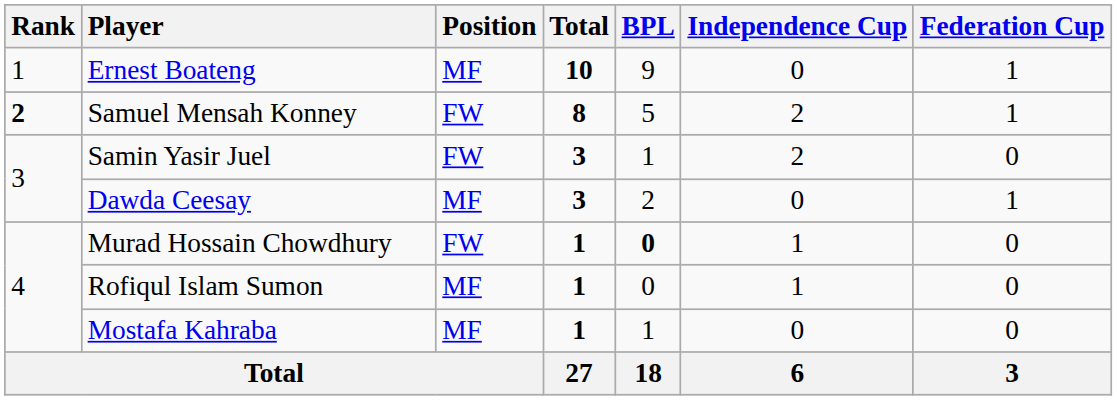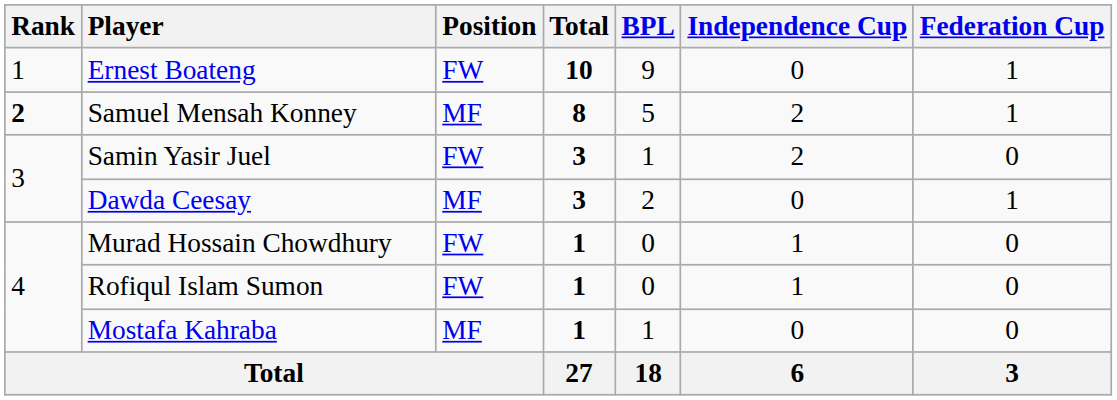(462, 69) MF -> (463, 69) FW
(463, 112) FW -> (462, 112) MF
(648, 243) bold -> (648, 243) normal
(462, 286) MF -> (463, 286) FW
